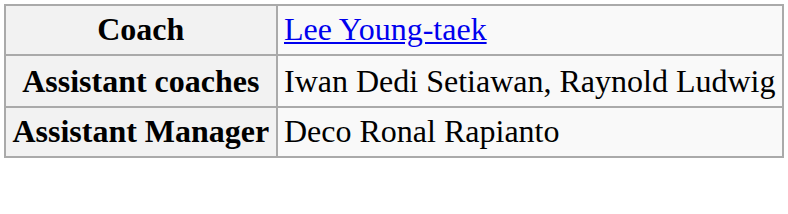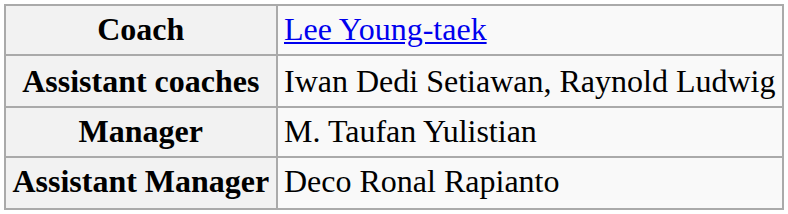+ row: (141, 131)
